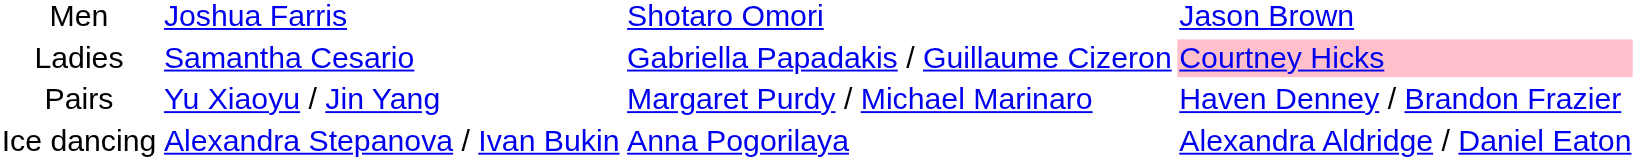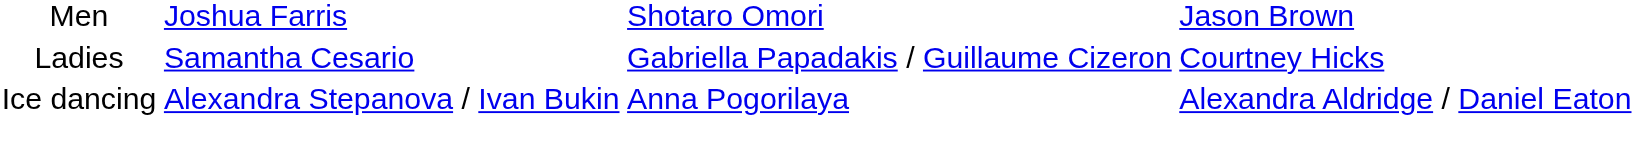(1282, 57) pink background -> (1282, 57) no background
- row: (79, 99)
